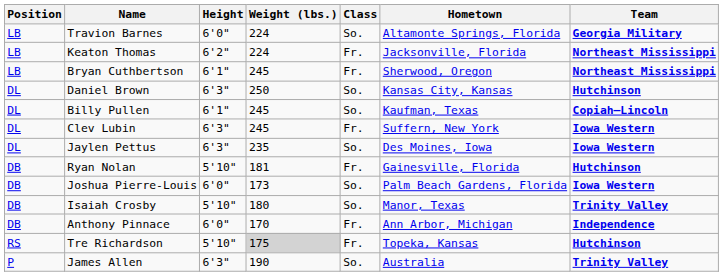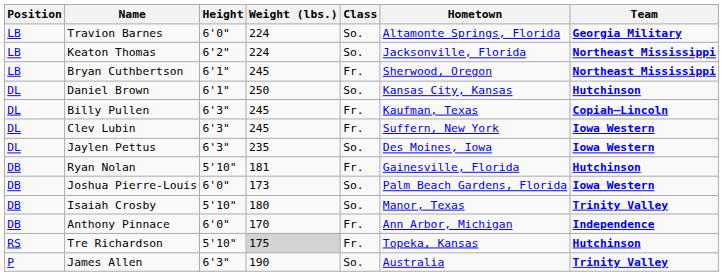(353, 52) Fr. -> (353, 52) So.
(216, 90) 6'3" -> (216, 90) 6'1"
(216, 109) 6'1" -> (216, 109) 6'3"
(353, 109) So. -> (353, 109) Fr.
